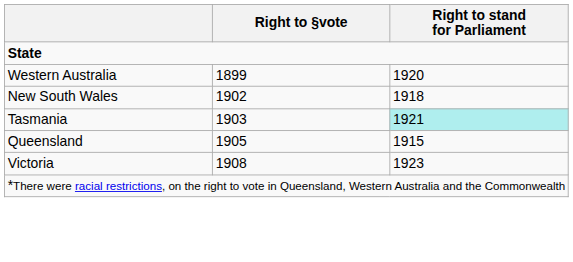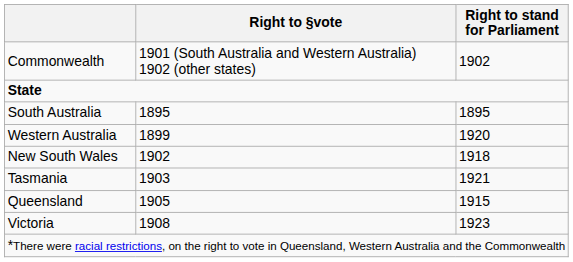+ row: (56, 61)
+ row: (54, 113)
(408, 119) paleturquoise background -> (474, 179) no background
